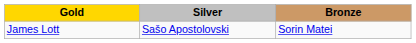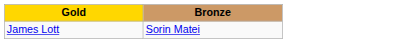- column: (208, 13)
